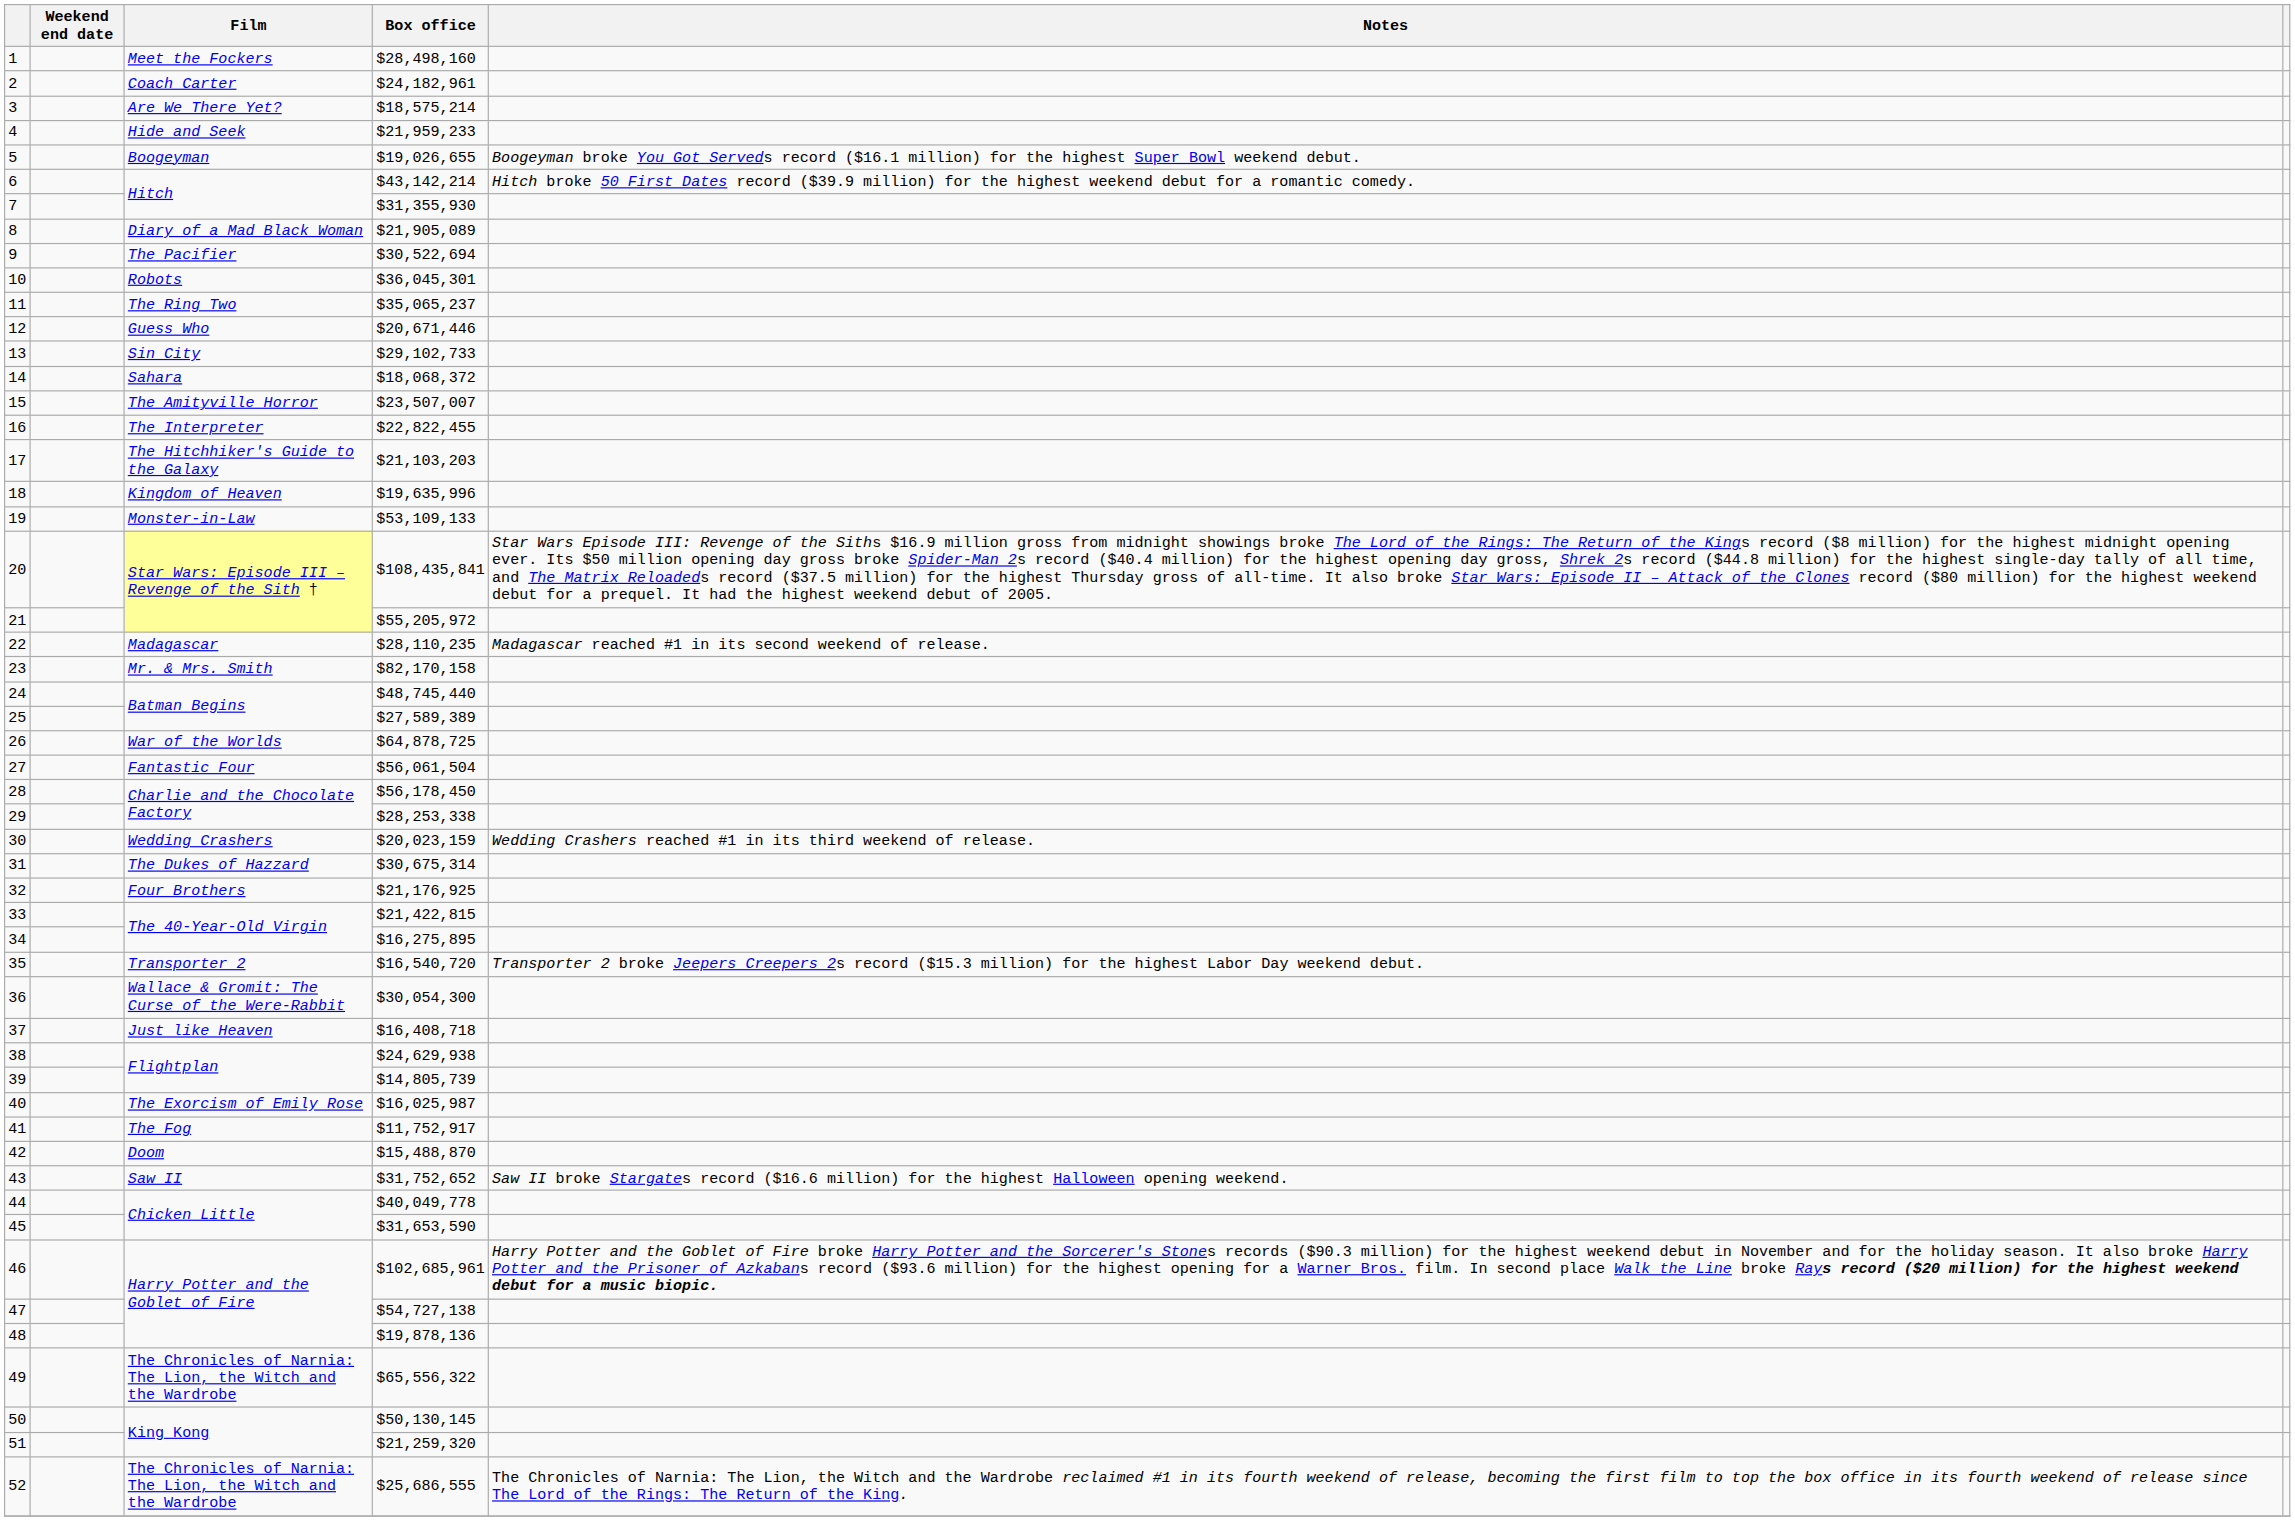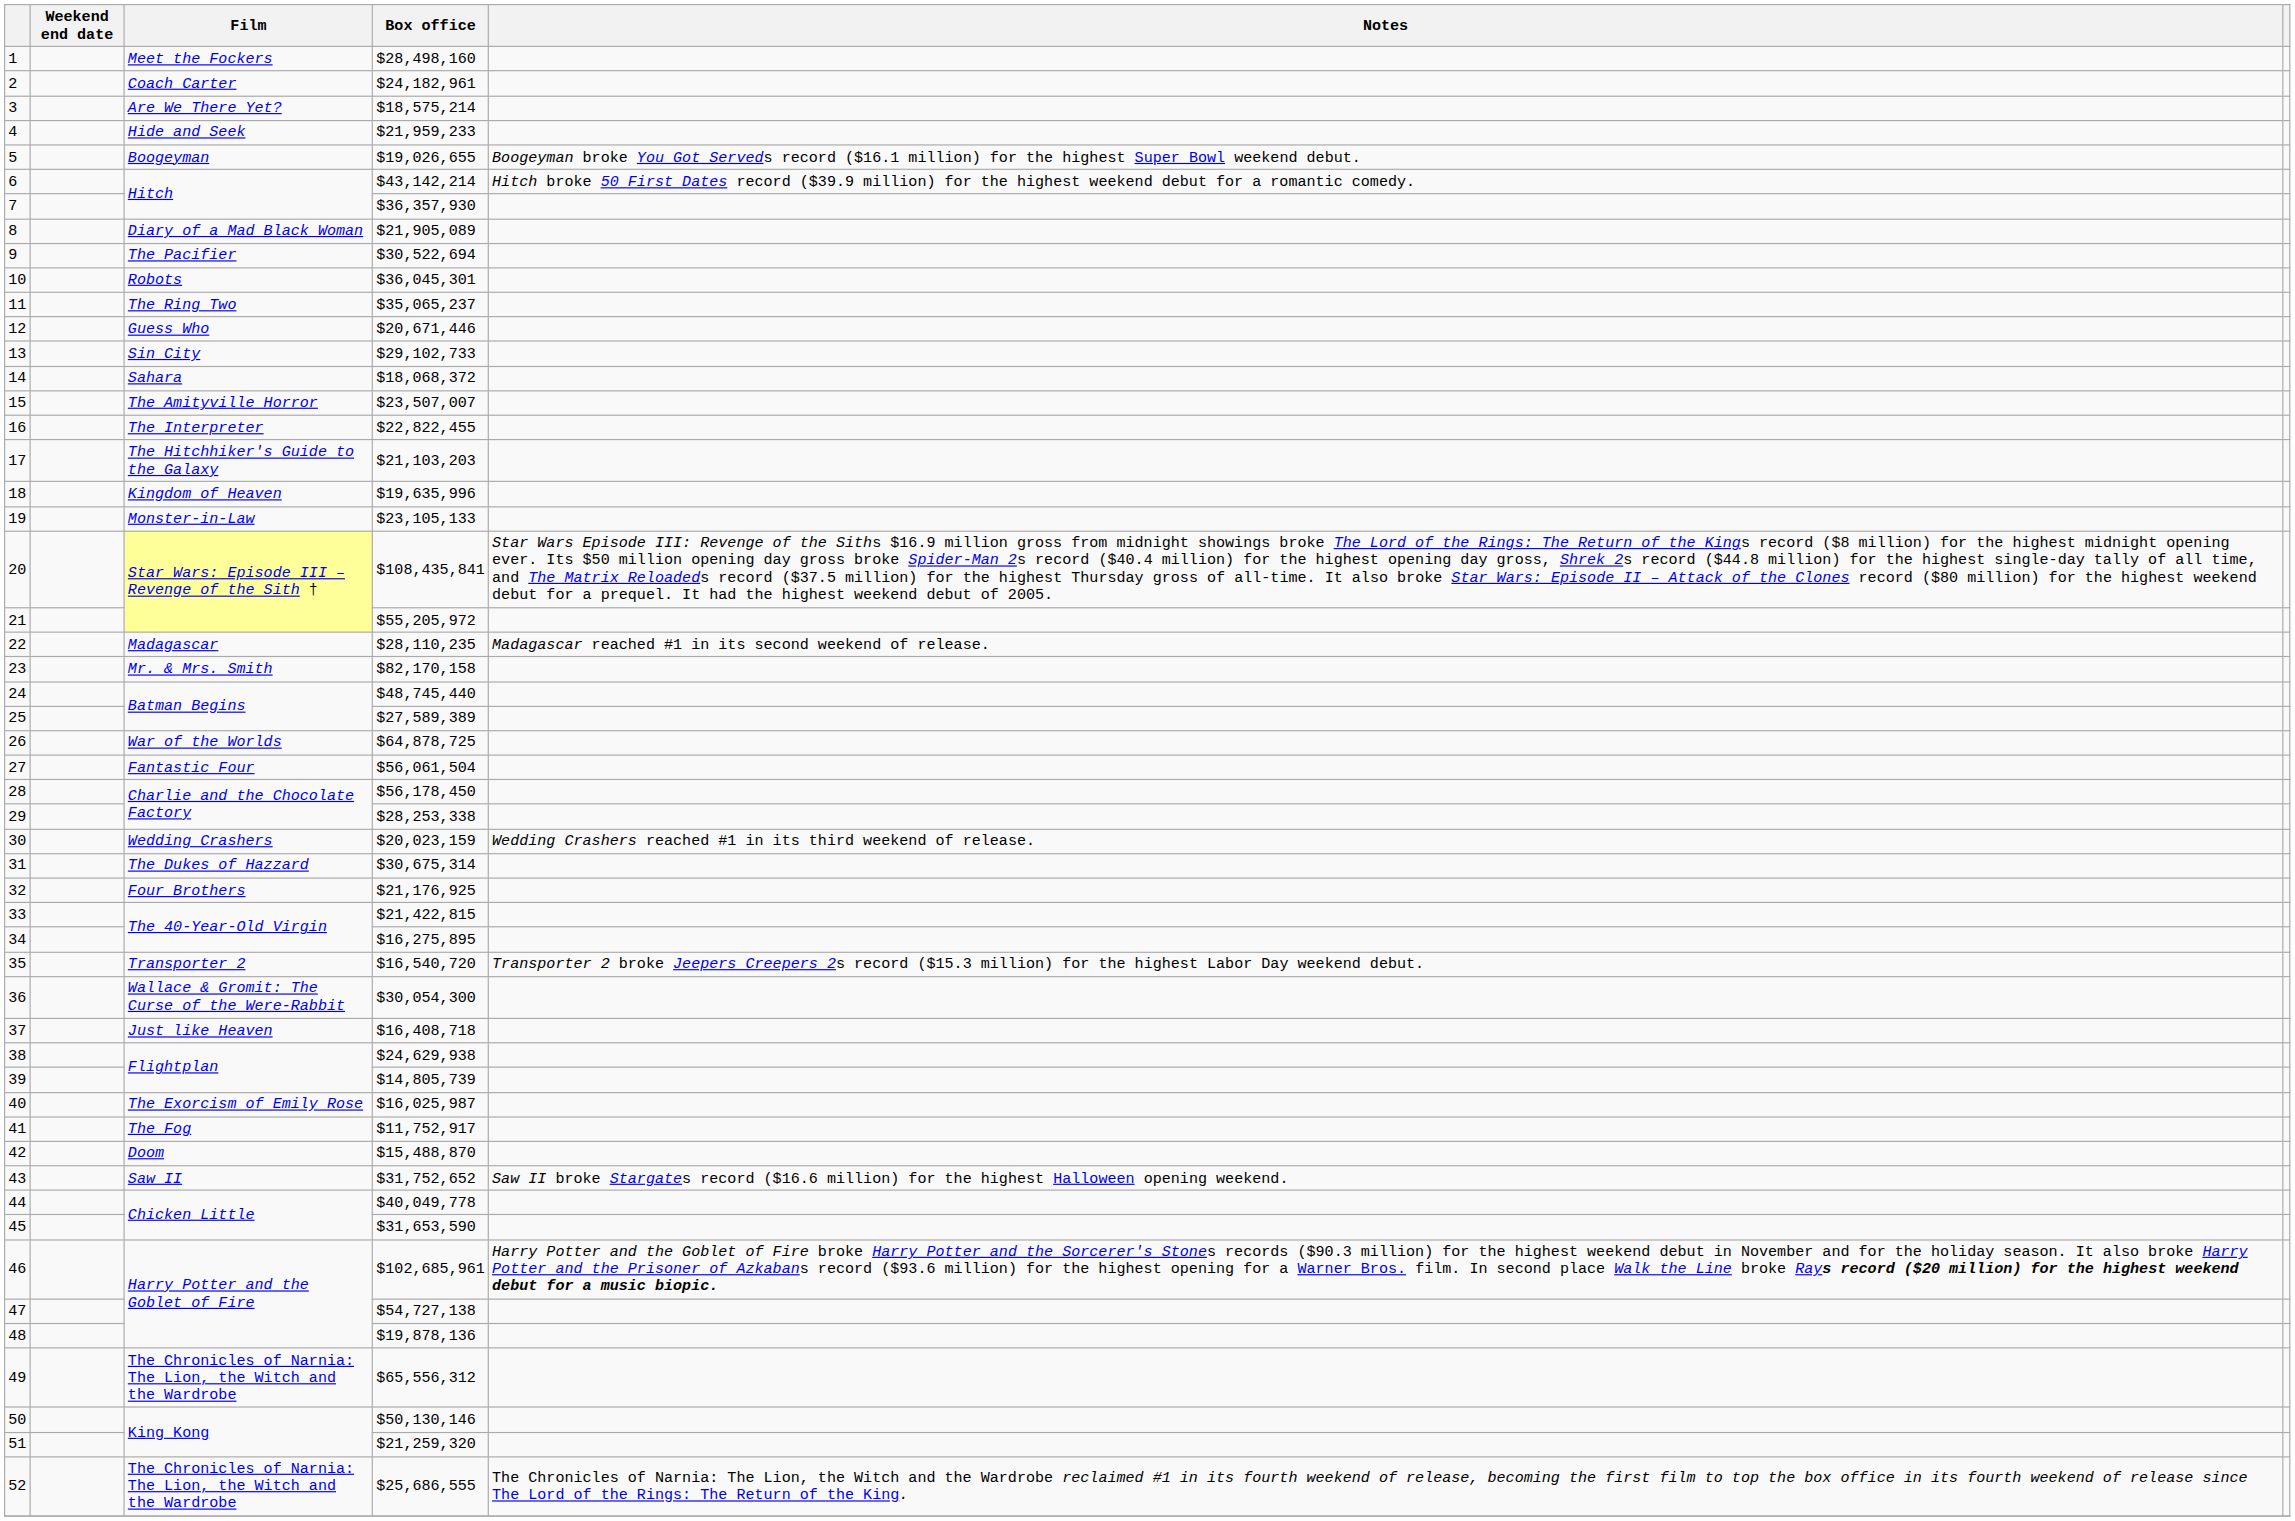(426, 206) $31,355,930 -> (426, 206) $36,357,930
(426, 519) $53,109,133 -> (426, 519) $23,105,133
(426, 1378) $65,556,322 -> (426, 1378) $65,556,312
(426, 1420) $50,130,145 -> (426, 1420) $50,130,146
